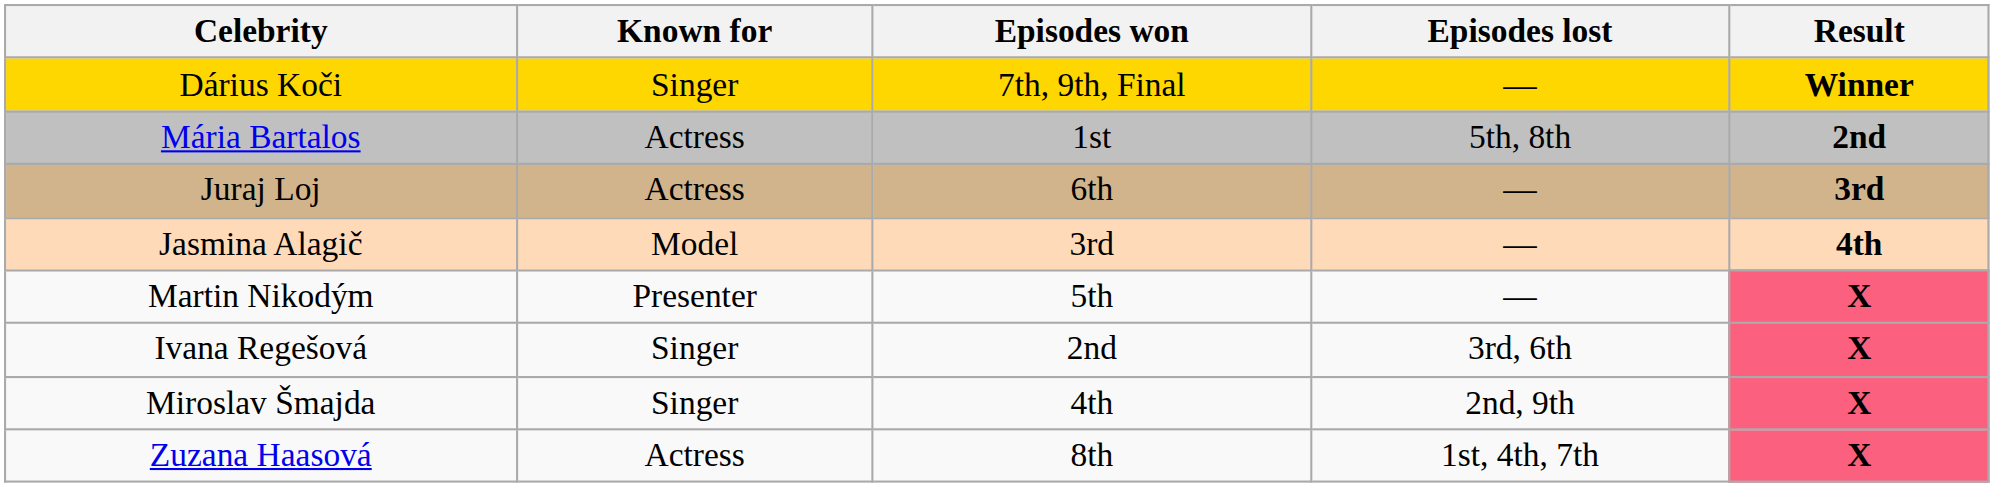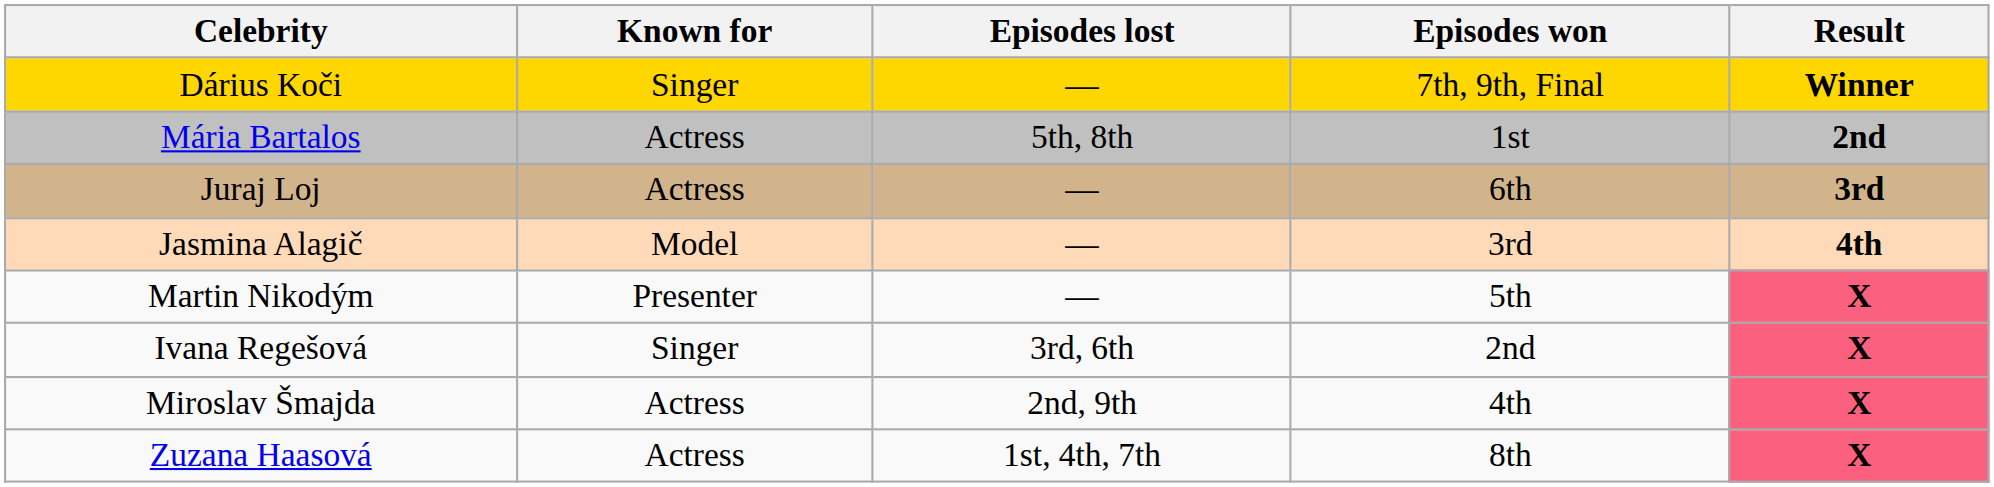columns swapped: (1092, 31) <-> (1520, 31)
(695, 402) Singer -> (695, 402) Actress
